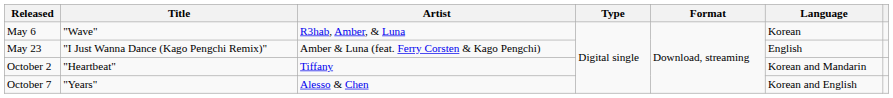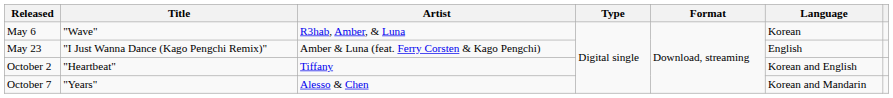(817, 66) Korean and Mandarin -> (812, 66) Korean and English
(812, 84) Korean and English -> (817, 84) Korean and Mandarin
